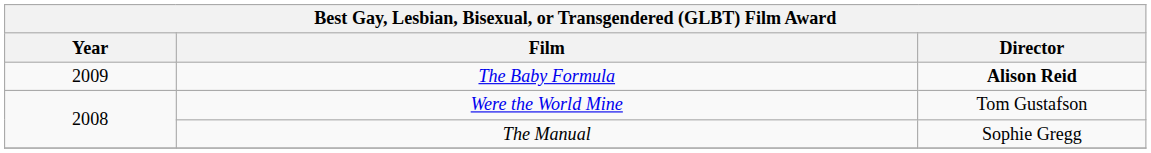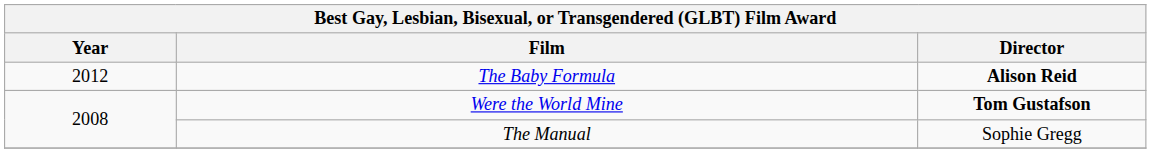(90, 76) 2009 -> (90, 76) 2012
(1032, 104) normal -> (1032, 104) bold
